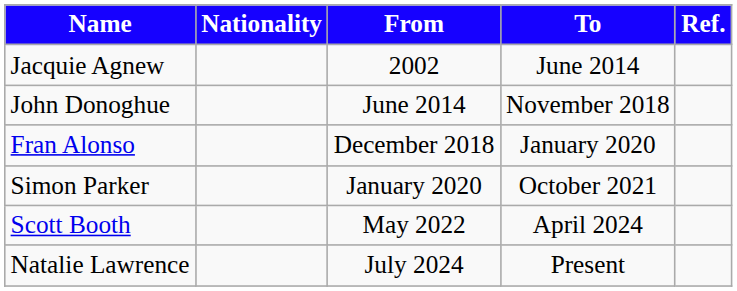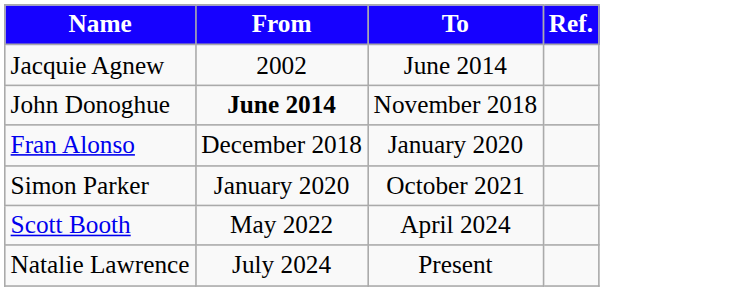- column: (262, 24)
(414, 104) normal -> (282, 104) bold
